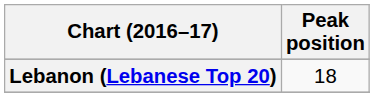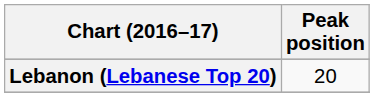(325, 75) 18 -> (325, 75) 20
